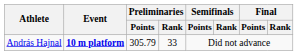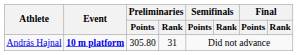(143, 43) 305.79 -> (143, 43) 305.80
(172, 43) 33 -> (172, 43) 31
